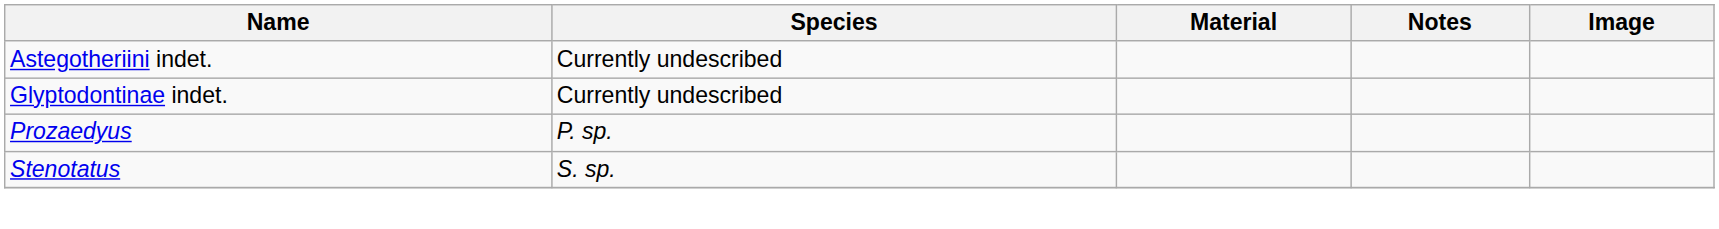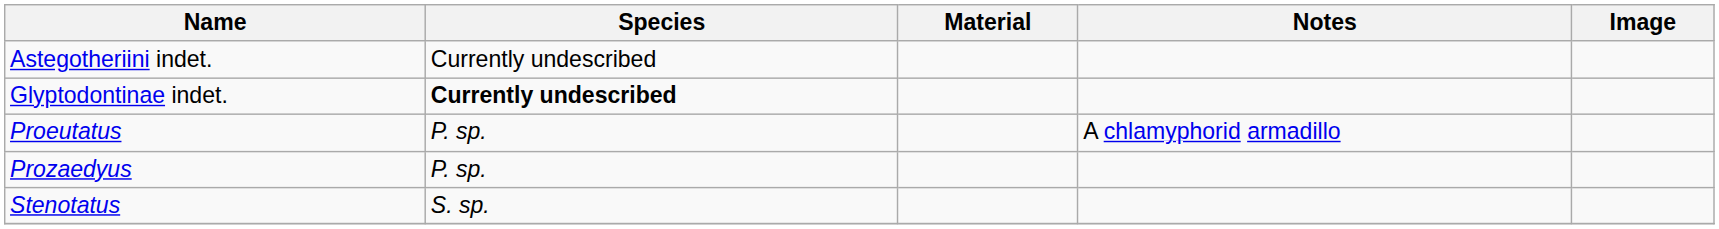(670, 95) normal -> (554, 95) bold
+ row: (66, 132)
